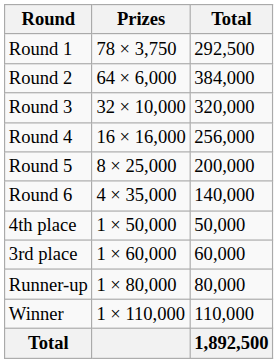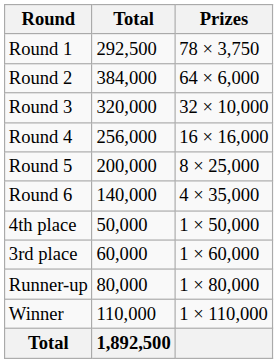columns swapped: (141, 19) <-> (231, 19)
